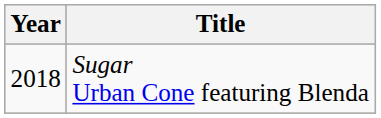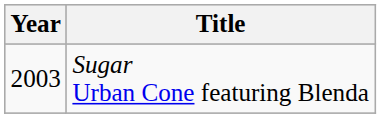(36, 78) 2018 -> (36, 78) 2003
